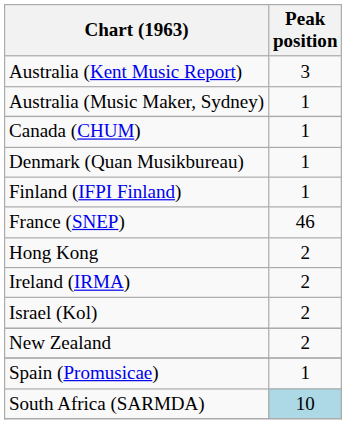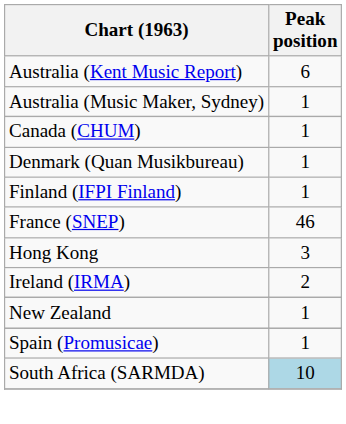(305, 71) 3 -> (305, 71) 6
(305, 252) 2 -> (305, 252) 3
- row: (53, 312)
(305, 342) 2 -> (305, 312) 1
